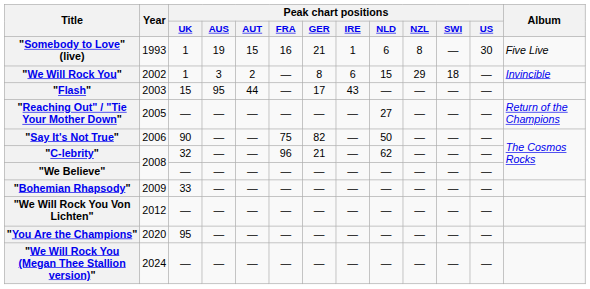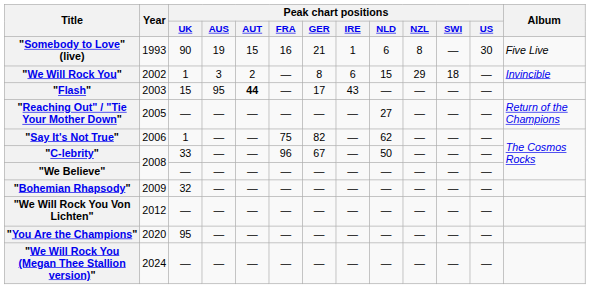(185, 51) 1 -> (185, 51) 90
(252, 91) normal -> (252, 91) bold
(185, 137) 90 -> (185, 137) 1
(386, 137) 50 -> (386, 137) 62
(185, 154) 32 -> (185, 154) 33
(319, 154) 21 -> (319, 154) 67
(386, 154) 62 -> (386, 154) 50
(185, 188) 33 -> (185, 188) 32
